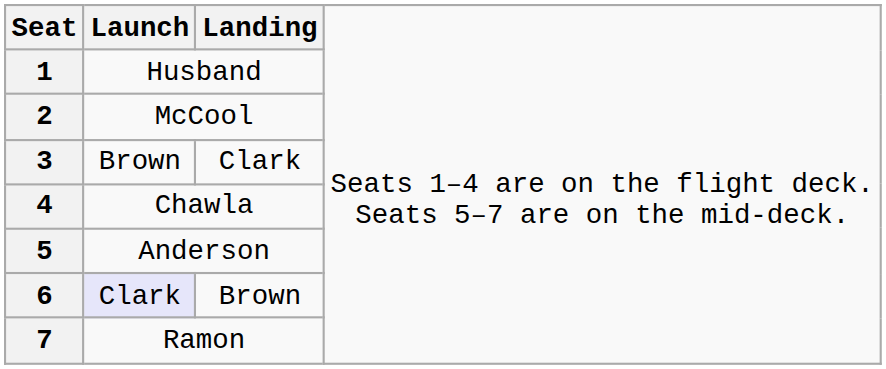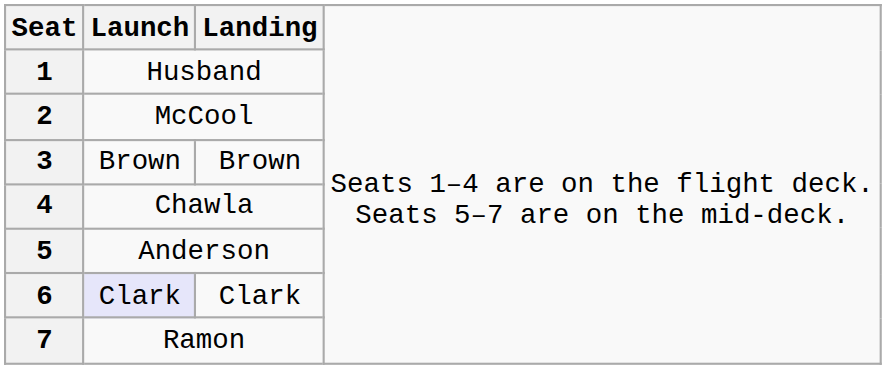(260, 162) Clark -> (260, 162) Brown
(260, 296) Brown -> (260, 296) Clark
